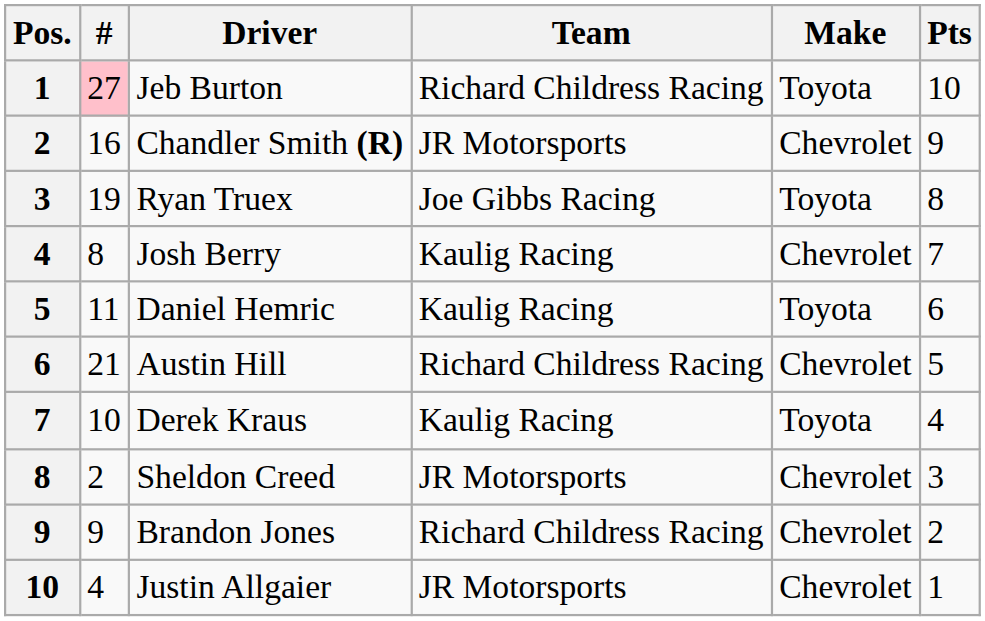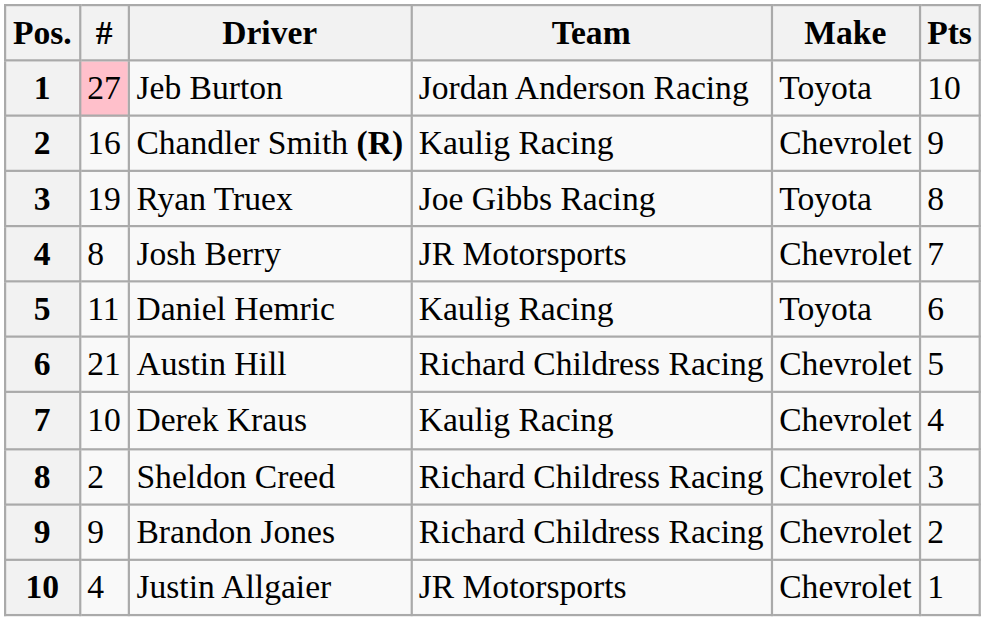(591, 87) Richard Childress Racing -> (584, 87) Jordan Anderson Racing
(523, 143) JR Motorsports -> (516, 143) Kaulig Racing
(516, 253) Kaulig Racing -> (523, 253) JR Motorsports
(826, 420) Toyota -> (845, 420) Chevrolet
(523, 475) JR Motorsports -> (591, 475) Richard Childress Racing
